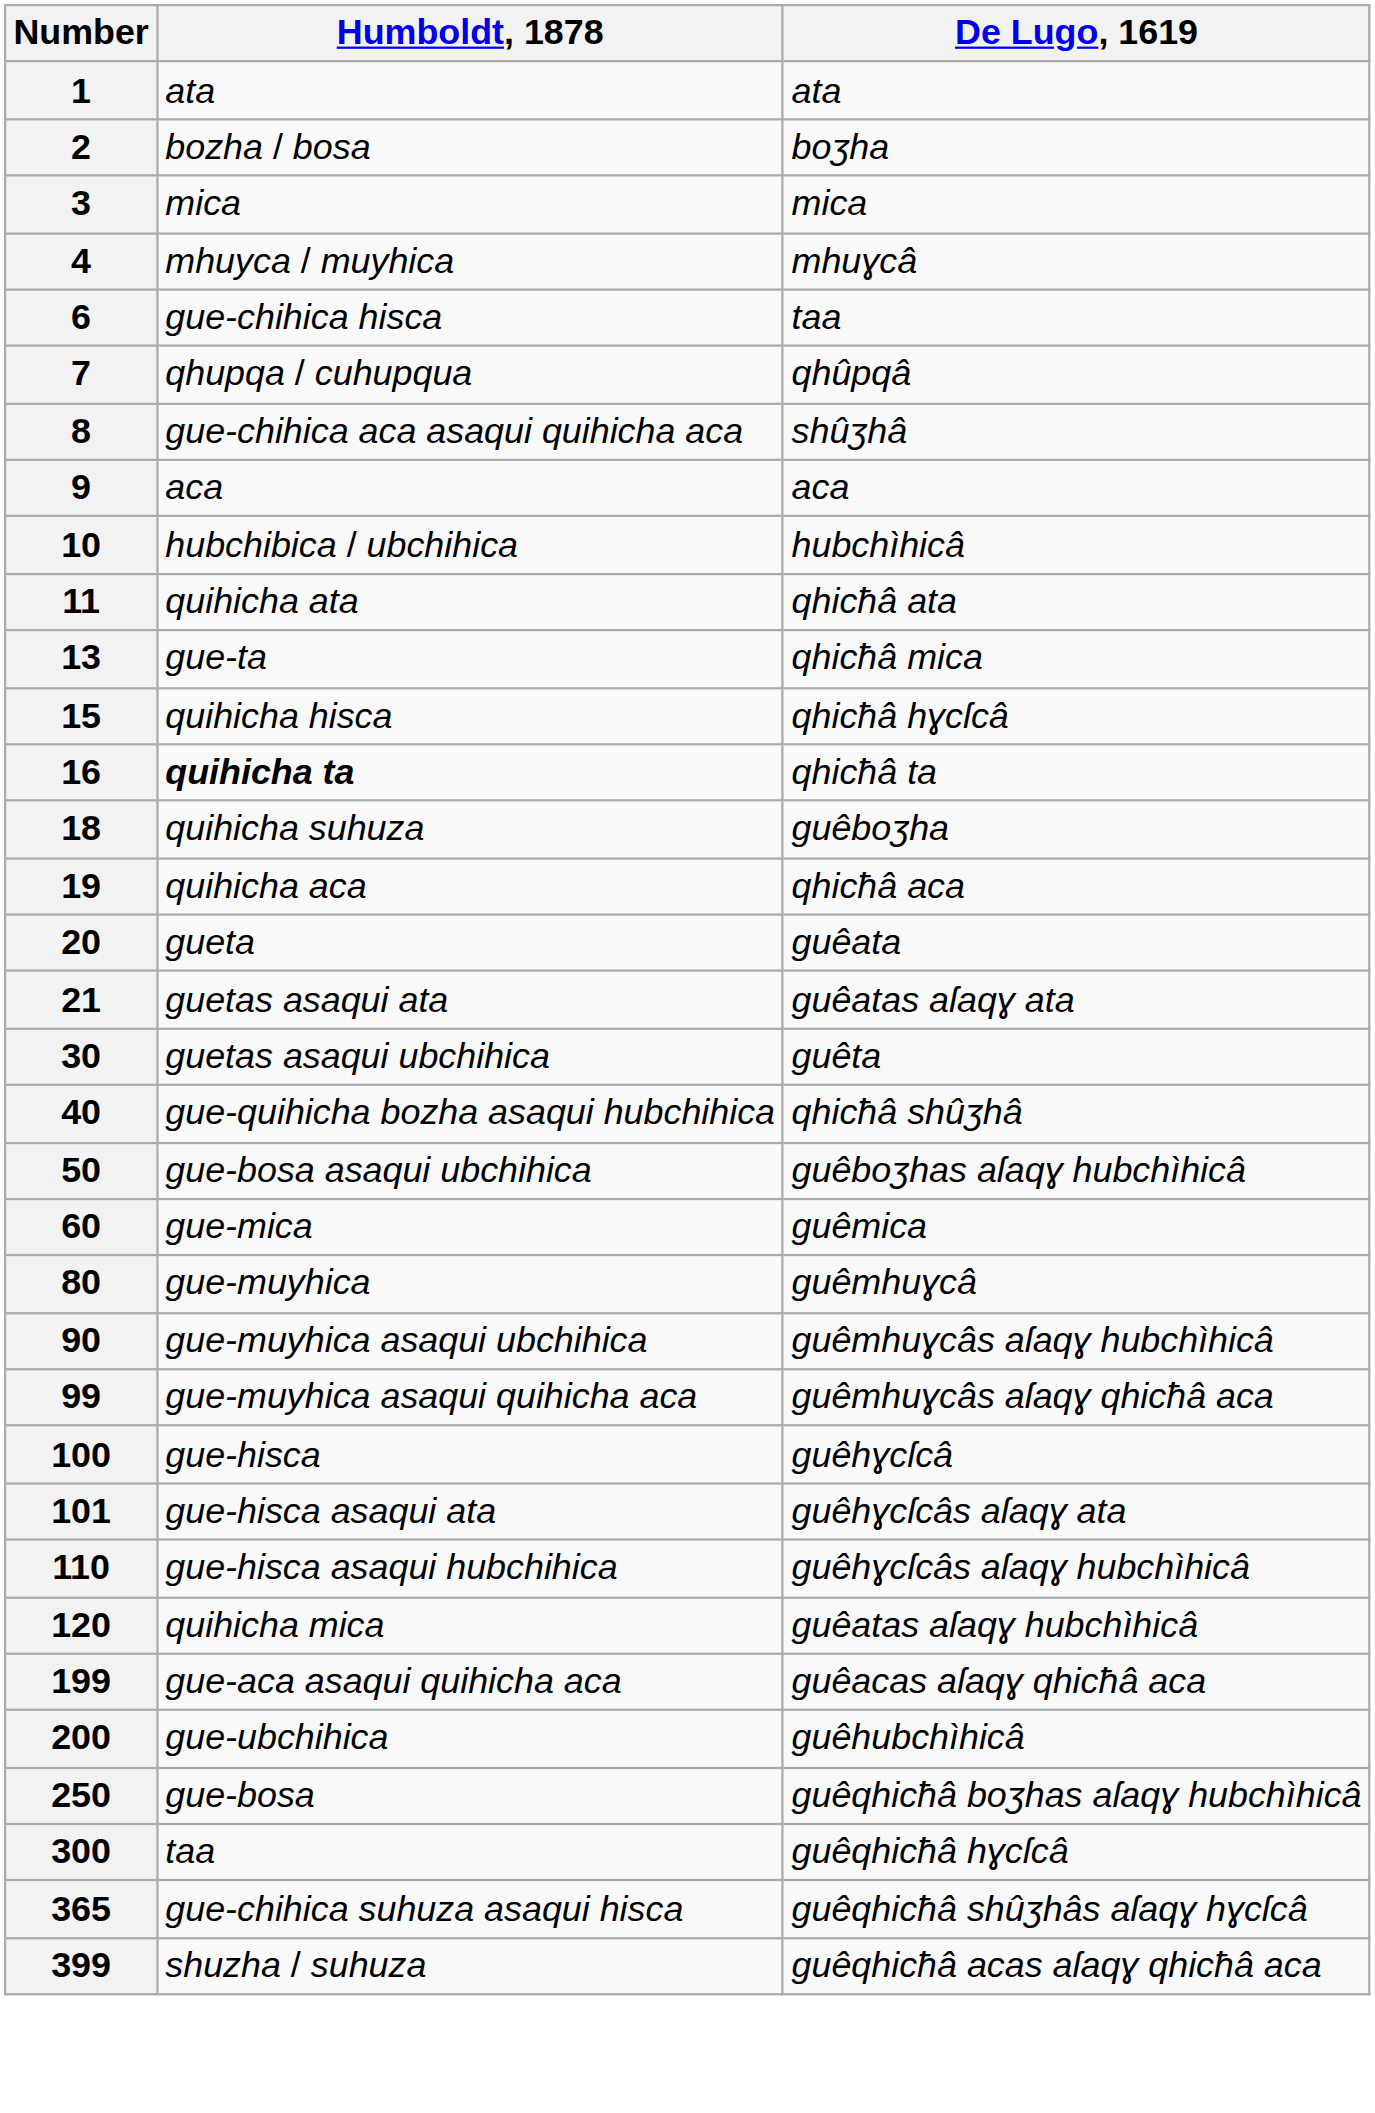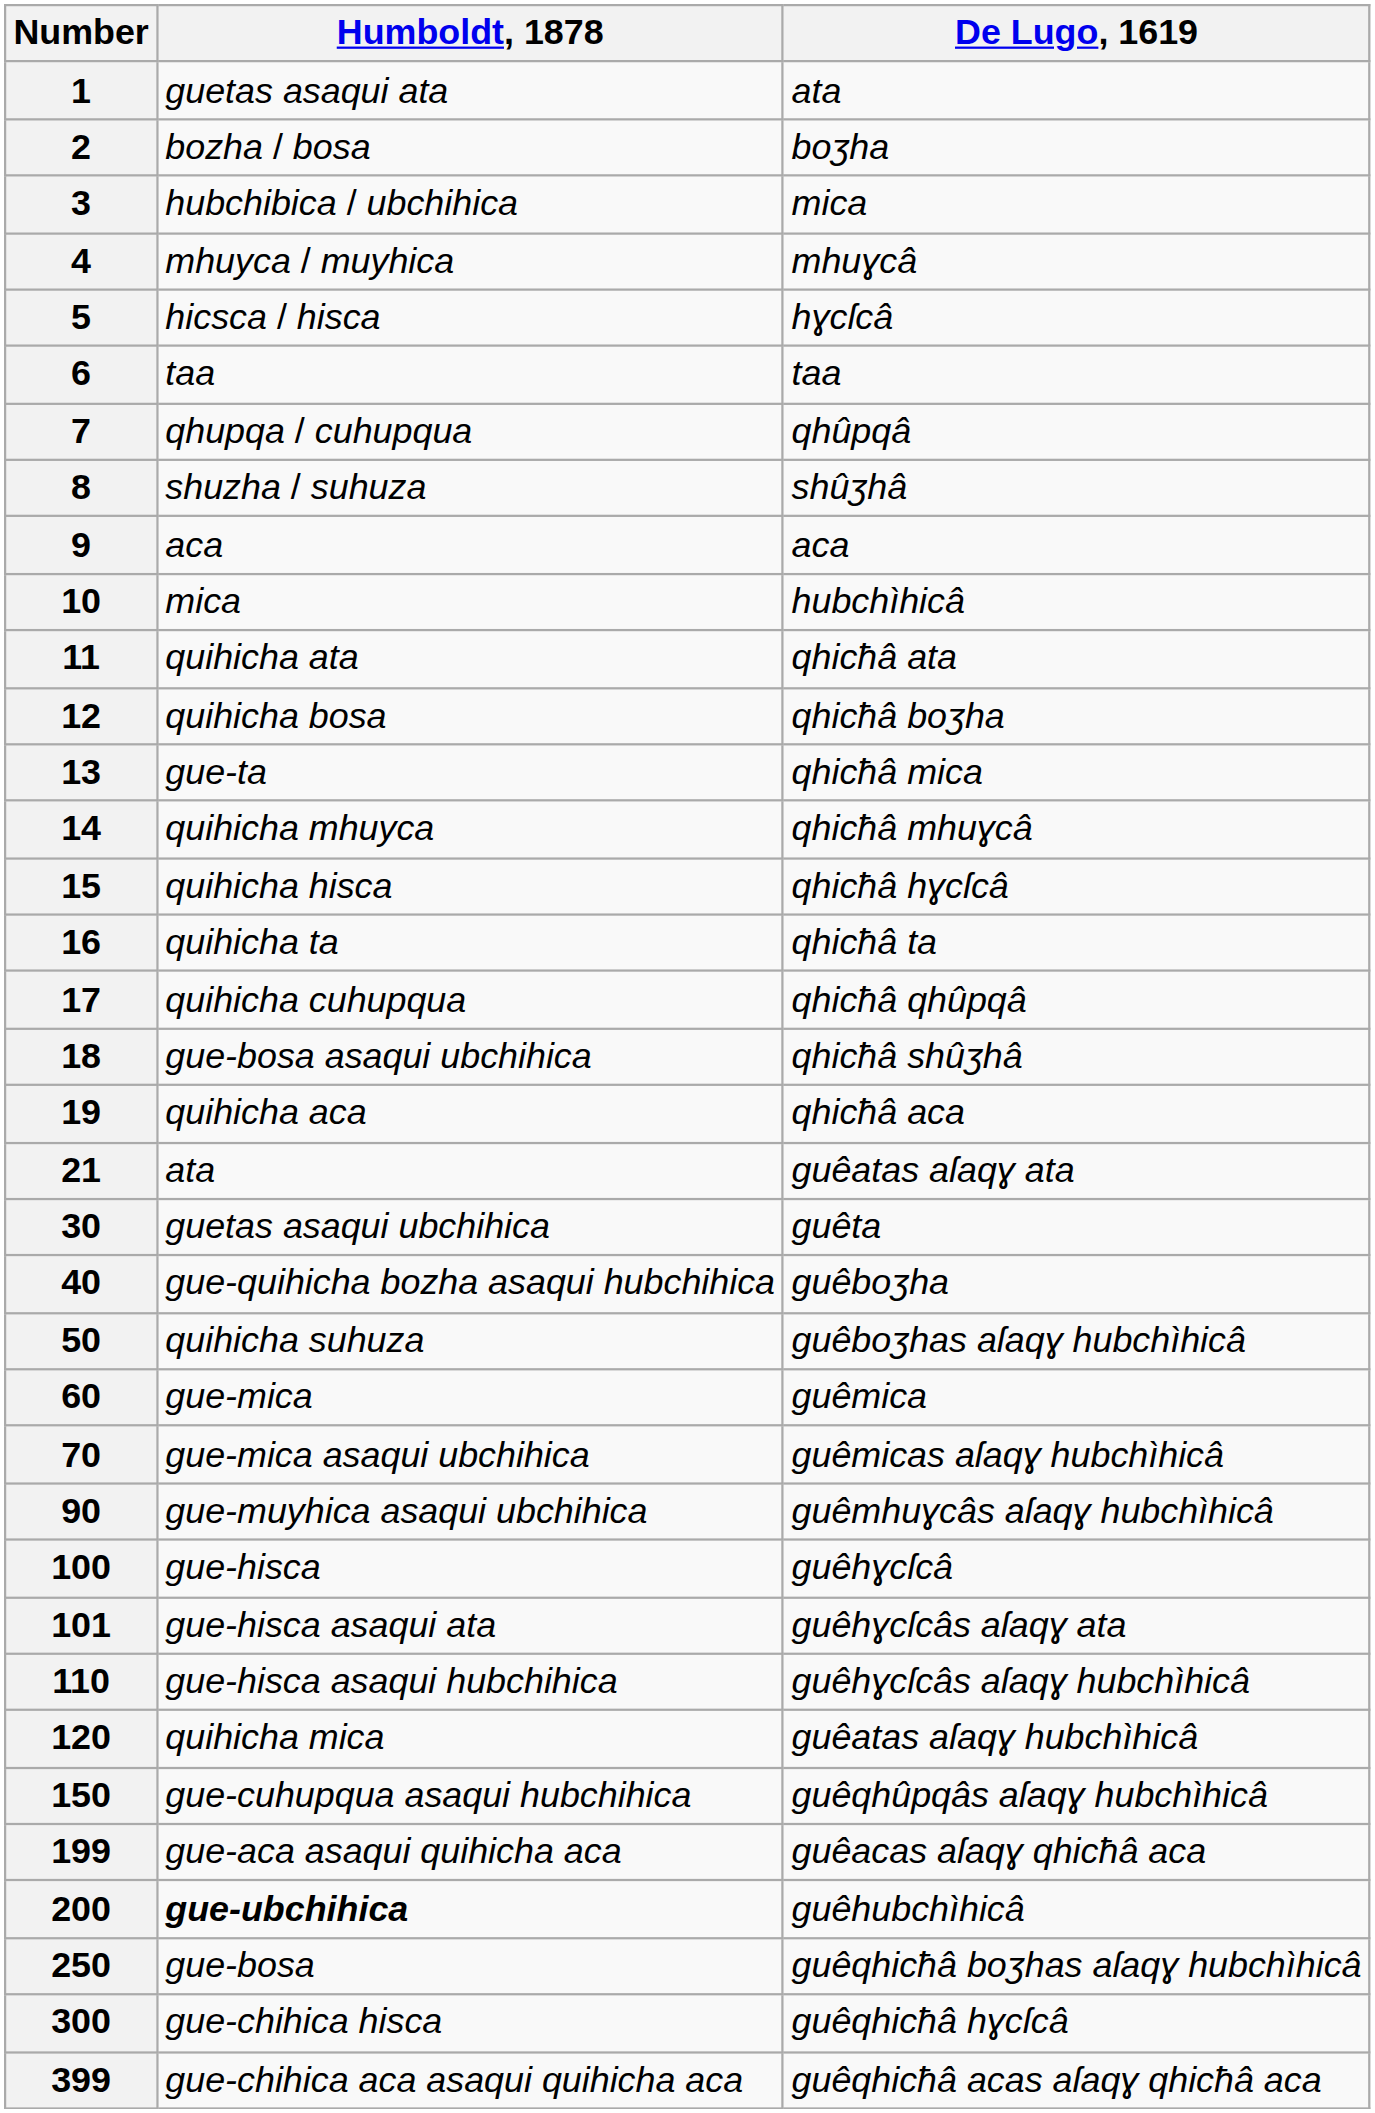(190, 89) ata -> (307, 89) guetas asaqui ata
(203, 203) mica -> (342, 203) hubchibica / ubchihica
+ row: (81, 317)
(304, 317) gue-chihica hisca -> (190, 373) taa
(454, 430) gue-chihica aca asaqui quihicha aca -> (296, 487) shuzha / suhuza
(342, 544) hubchibica / ubchihica -> (203, 601) mica
+ row: (81, 714)
+ row: (81, 828)
(260, 771) bold -> (252, 942) normal
+ row: (81, 999)
(295, 828) quihicha suhuza -> (379, 1056) gue-bosa asaqui ubchihica
(870, 828) guêboʒha -> (907, 1056) qhicħâ shûʒhâ
- row: (81, 942)
(307, 999) guetas asaqui ata -> (190, 1169) ata
(907, 1112) qhicħâ shûʒhâ -> (870, 1283) guêboʒha
(379, 1169) gue-bosa asaqui ubchihica -> (295, 1340) quihicha suhuza
+ row: (81, 1453)
- row: (81, 1283)
- row: (81, 1397)
+ row: (81, 1794)
(277, 1738) normal -> (287, 1908) bold
(190, 1851) taa -> (304, 2022) gue-chihica hisca
- row: (81, 1908)
(296, 1965) shuzha / suhuza -> (454, 2079) gue-chihica aca asaqui quihicha aca
